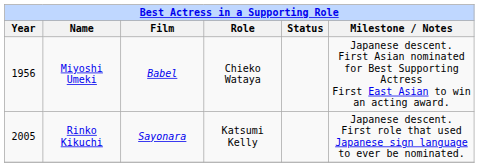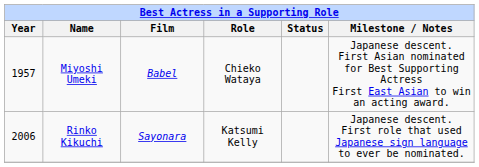(24, 74) 1956 -> (24, 74) 1957
(24, 137) 2005 -> (24, 137) 2006
